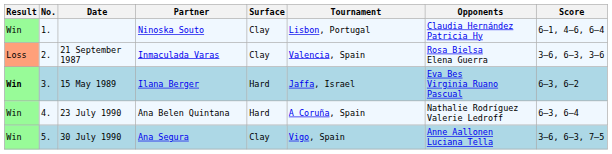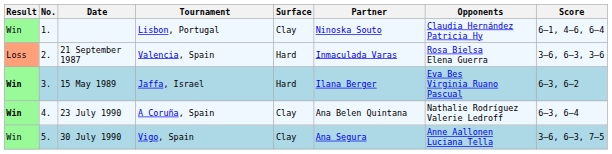columns swapped: (356, 11) <-> (192, 11)
(259, 54) Clay -> (286, 54) Hard
(14, 113) normal -> (14, 113) bold
(259, 113) Hard -> (286, 113) Clay
